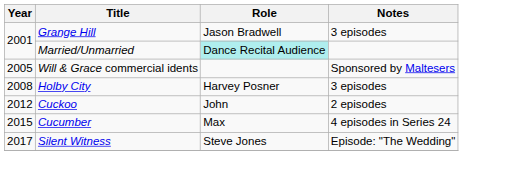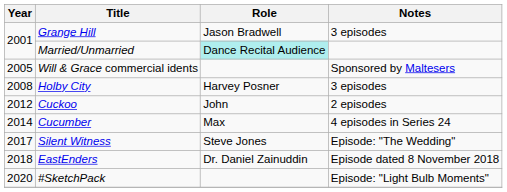(20, 123) 2015 -> (20, 123) 2014
+ row: (68, 159)
+ row: (72, 178)
